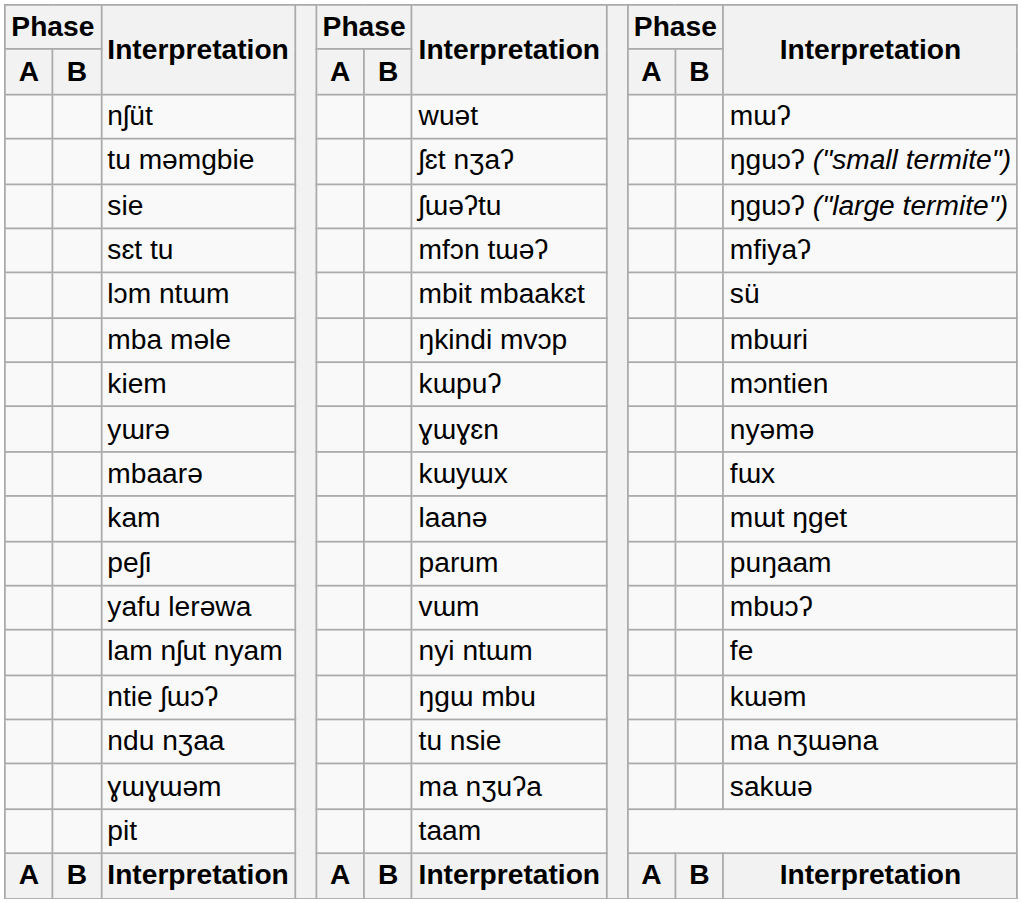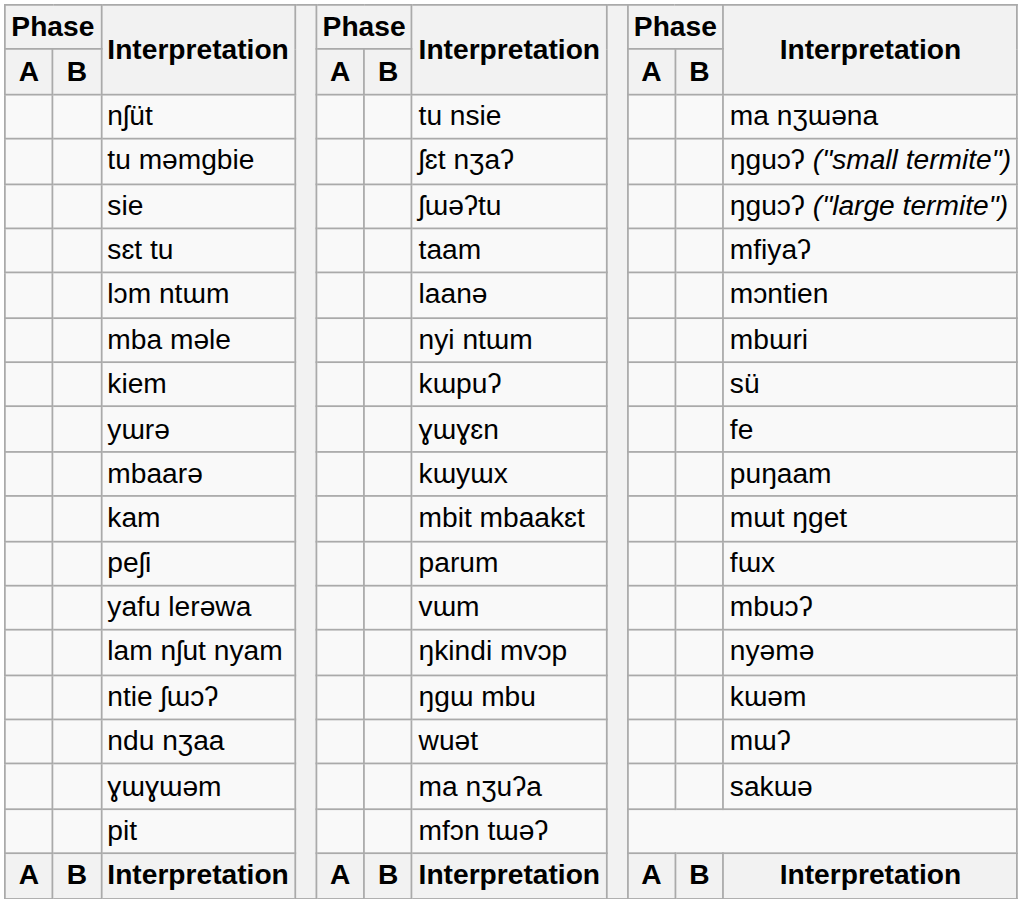(448, 116) wuət -> (460, 116) tu nsie
(760, 116) mɯʔ -> (804, 116) ma nʒɯəna
(484, 250) mfɔn tɯəʔ -> (450, 250) taam
(502, 294) mbit mbaakɛt -> (453, 294) laanə
(745, 294) sü -> (779, 294) mɔntien
(493, 339) ŋkindi mvɔp -> (476, 339) nyi ntɯm
(779, 384) mɔntien -> (745, 384) sü
(772, 428) nyəmə -> (742, 428) fe
(752, 473) fɯx -> (781, 473) puŋaam
(453, 518) laanə -> (502, 518) mbit mbaakɛt
(781, 562) puŋaam -> (752, 562) fɯx
(476, 652) nyi ntɯm -> (493, 652) ŋkindi mvɔp
(742, 652) fe -> (772, 652) nyəmə
(460, 741) tu nsie -> (448, 741) wuət
(804, 741) ma nʒɯəna -> (760, 741) mɯʔ
(450, 830) taam -> (484, 830) mfɔn tɯəʔ
